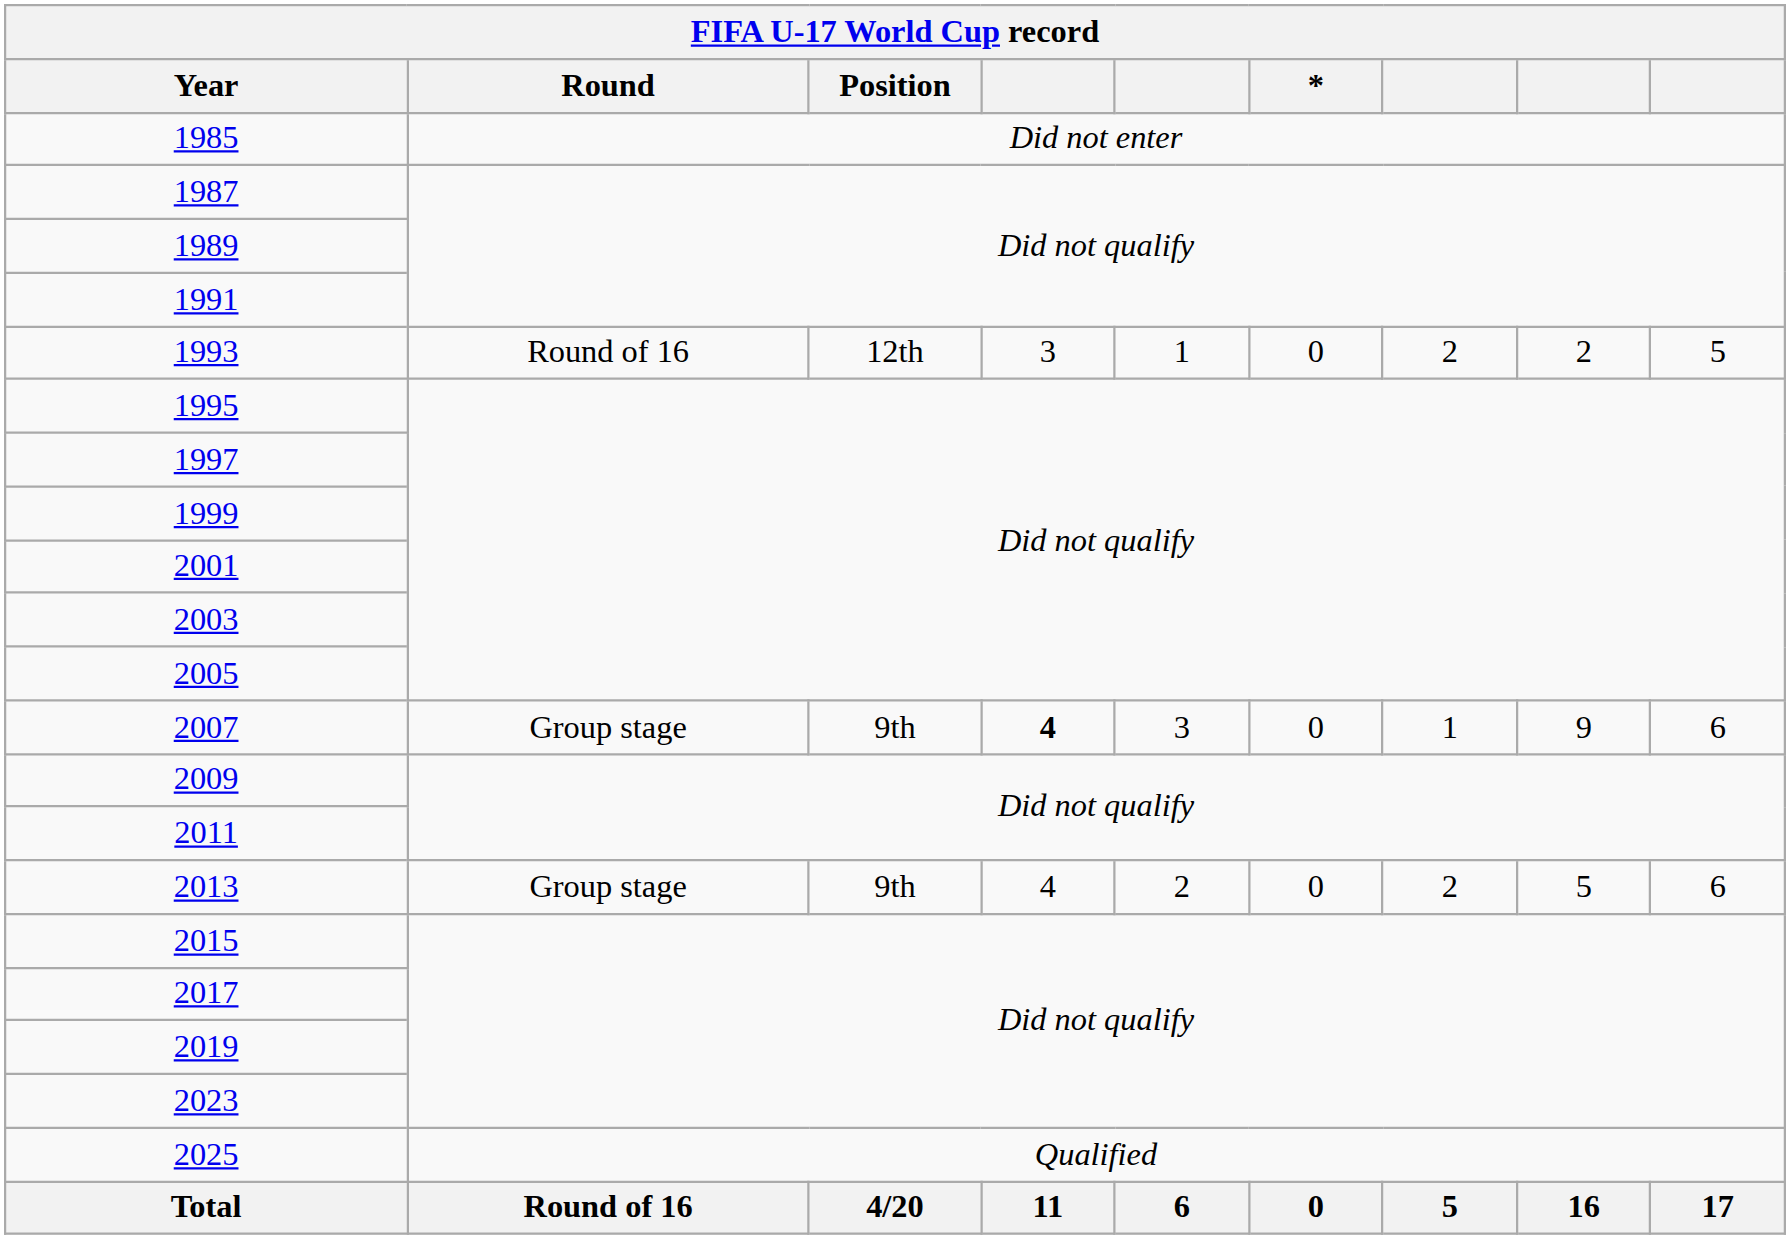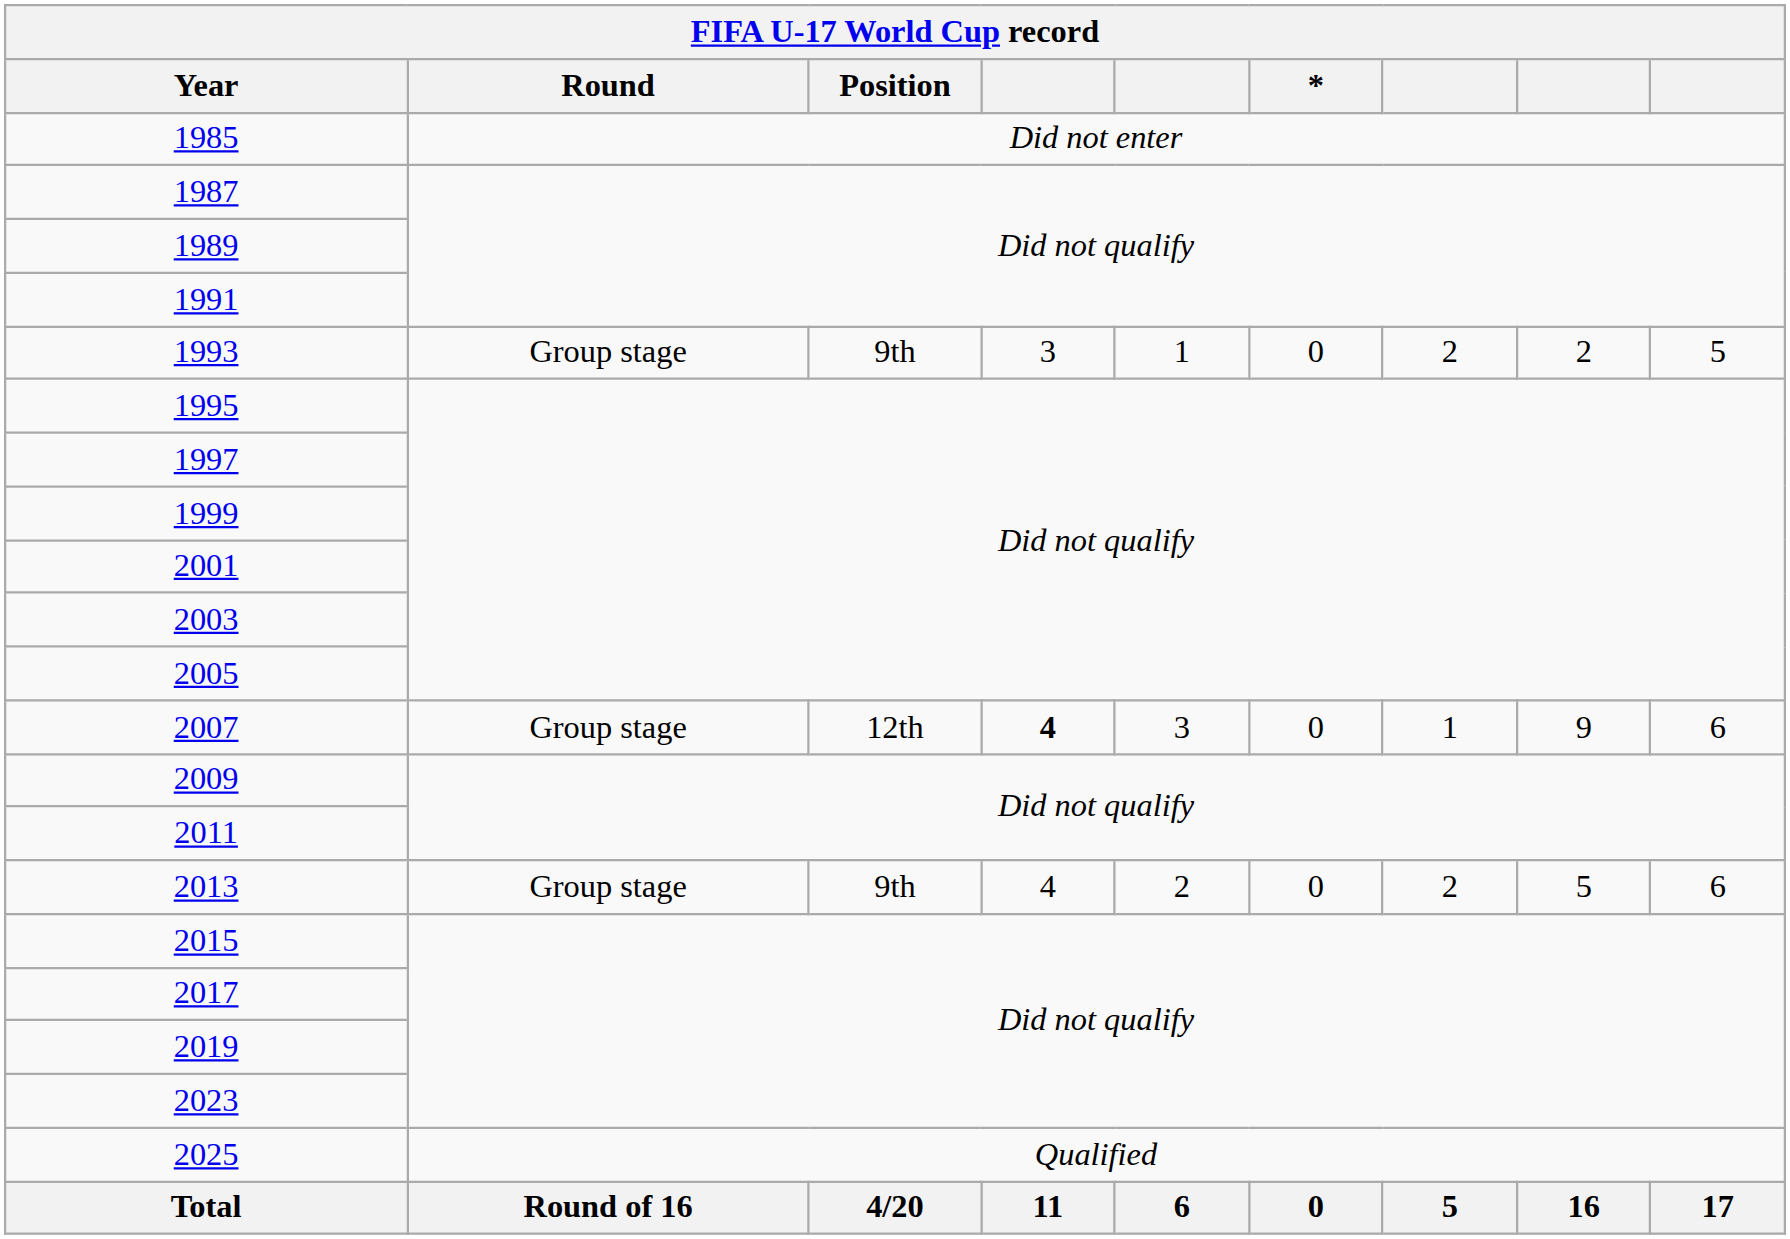(608, 352) Round of 16 -> (608, 352) Group stage
(895, 352) 12th -> (895, 352) 9th
(895, 726) 9th -> (895, 726) 12th
